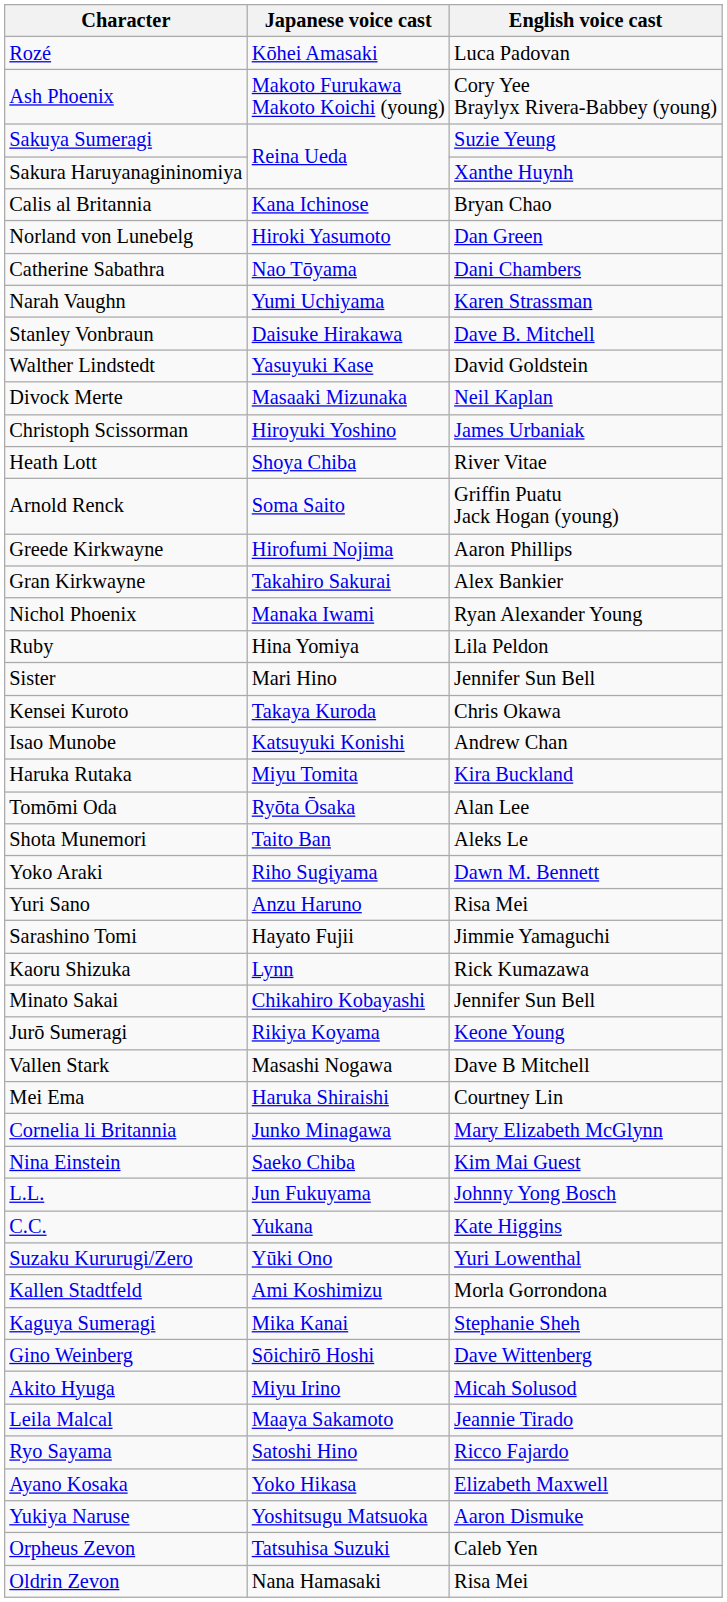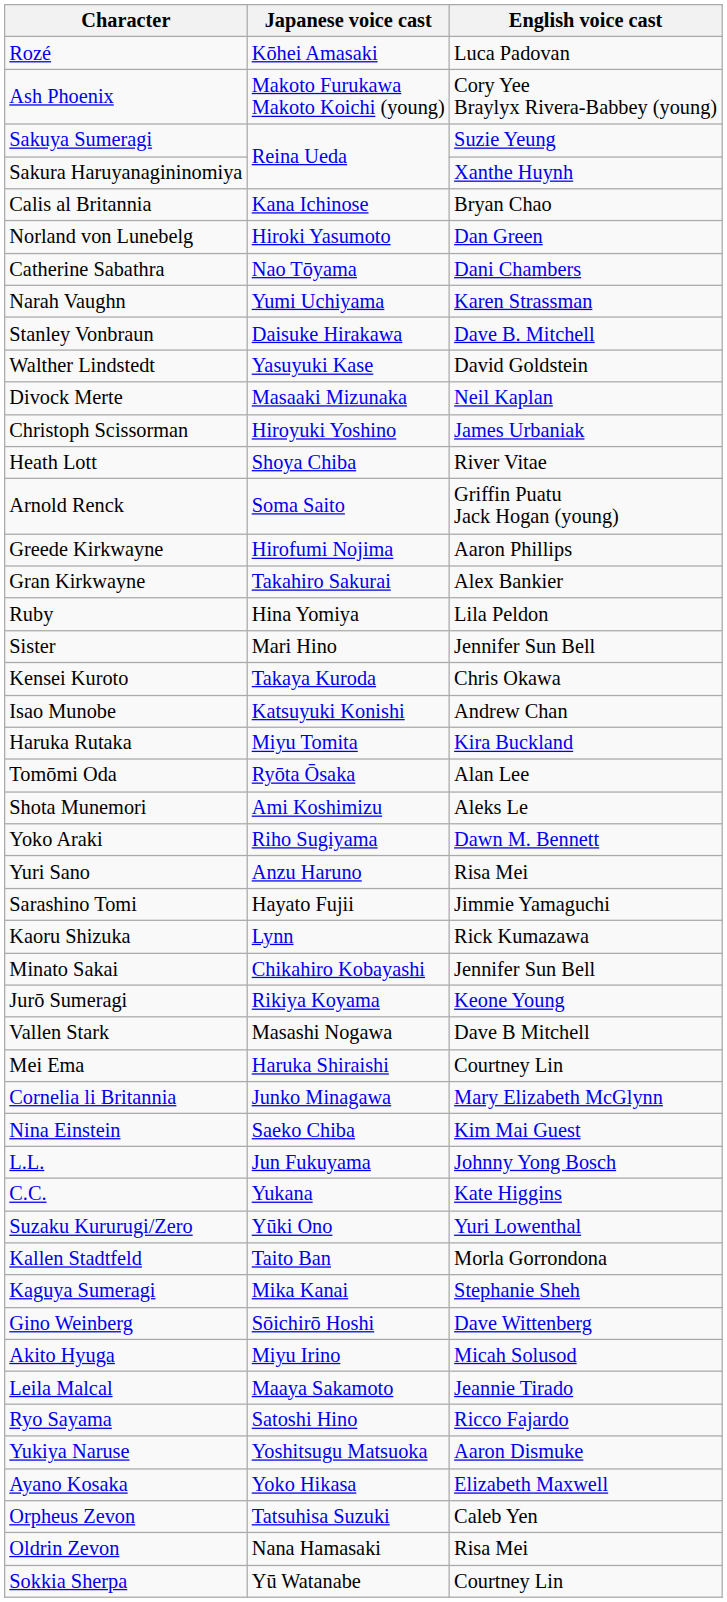- row: (73, 614)
(291, 839) Taito Ban -> (317, 807) Ami Koshimizu
(317, 1290) Ami Koshimizu -> (291, 1258) Taito Ban
rows swapped: (68, 1484) <-> (69, 1516)
+ row: (68, 1580)
